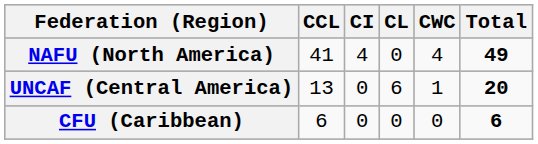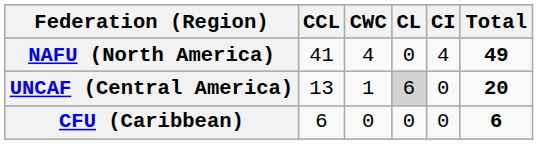columns swapped: (437, 22) <-> (362, 22)
(397, 88) no background -> (409, 88) lightgrey background
